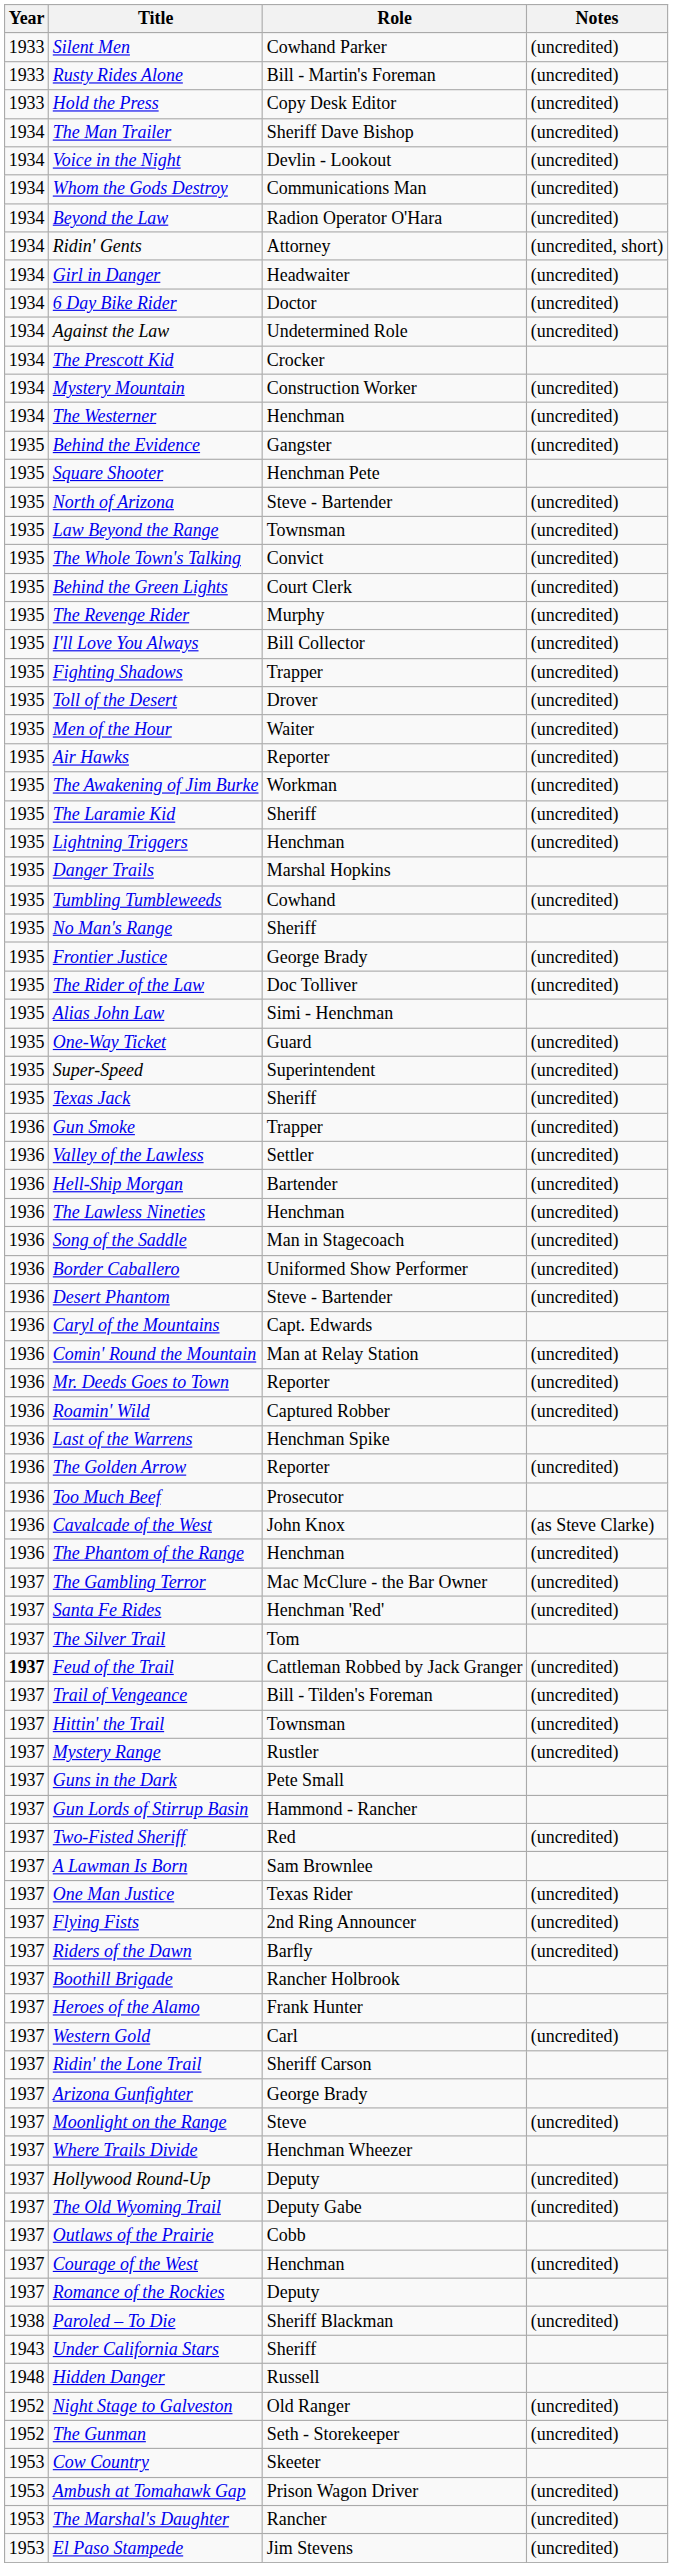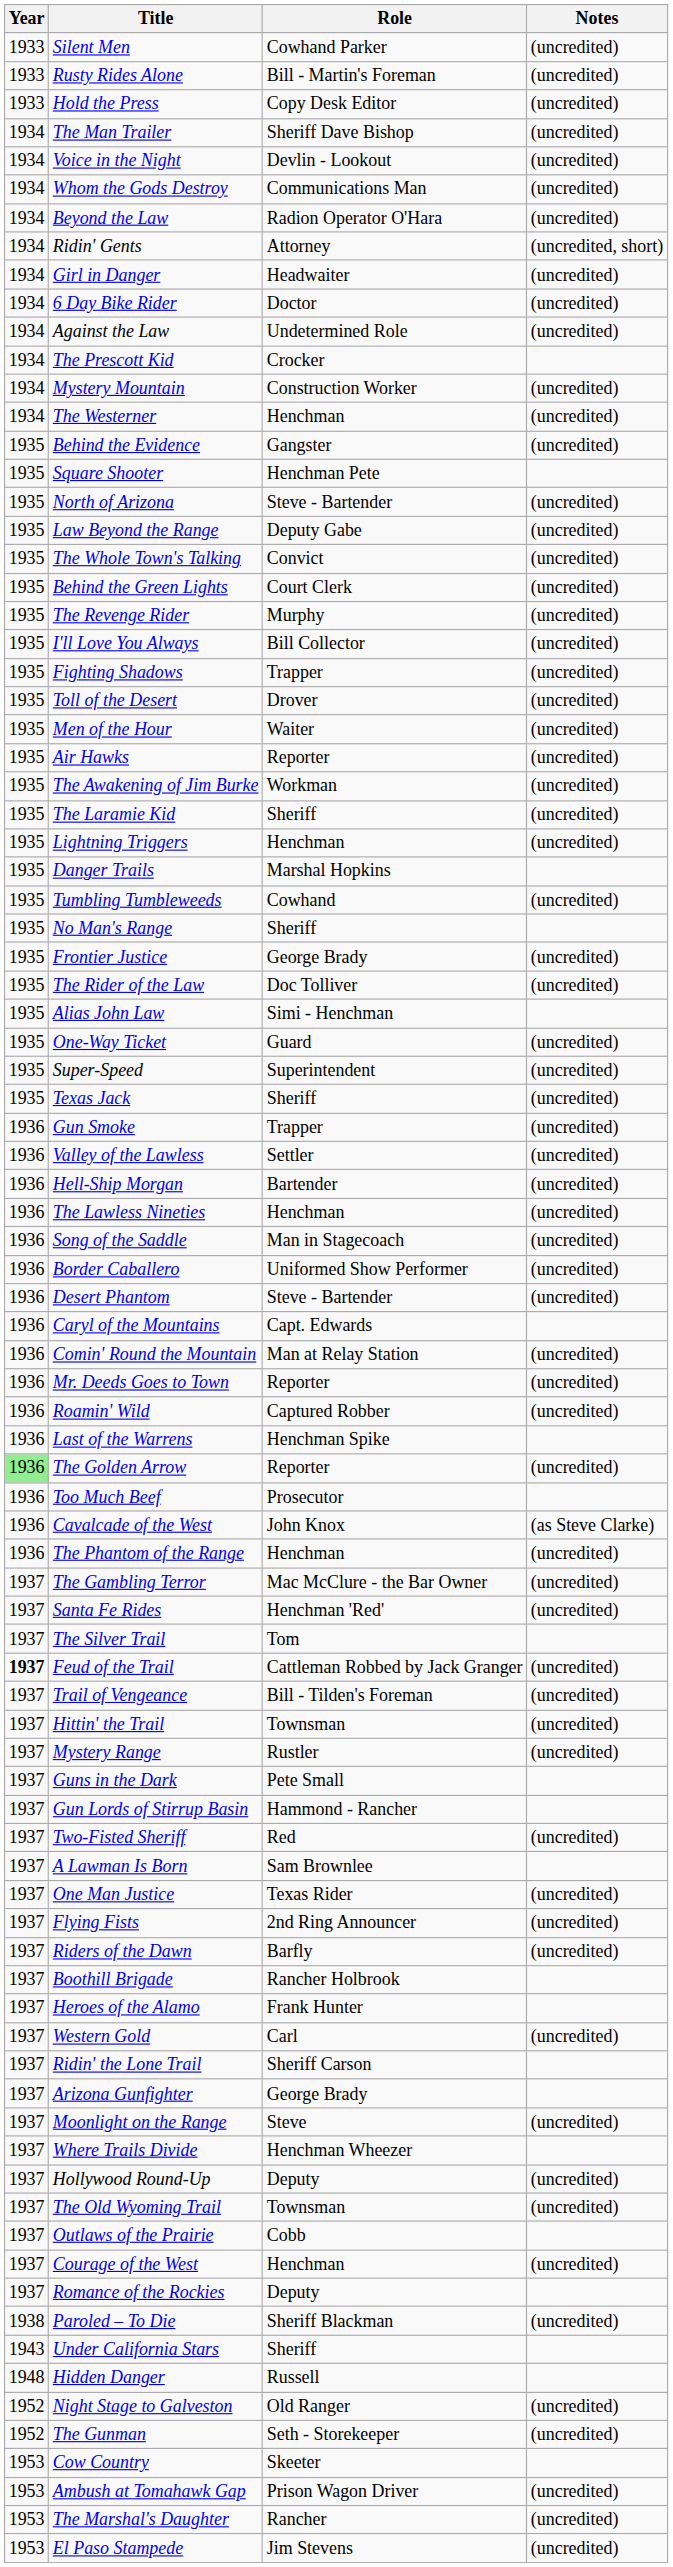(306, 530) Townsman -> (314, 530) Deputy Gabe
(27, 1468) no background -> (27, 1468) lightgreen background
(314, 2207) Deputy Gabe -> (306, 2207) Townsman
